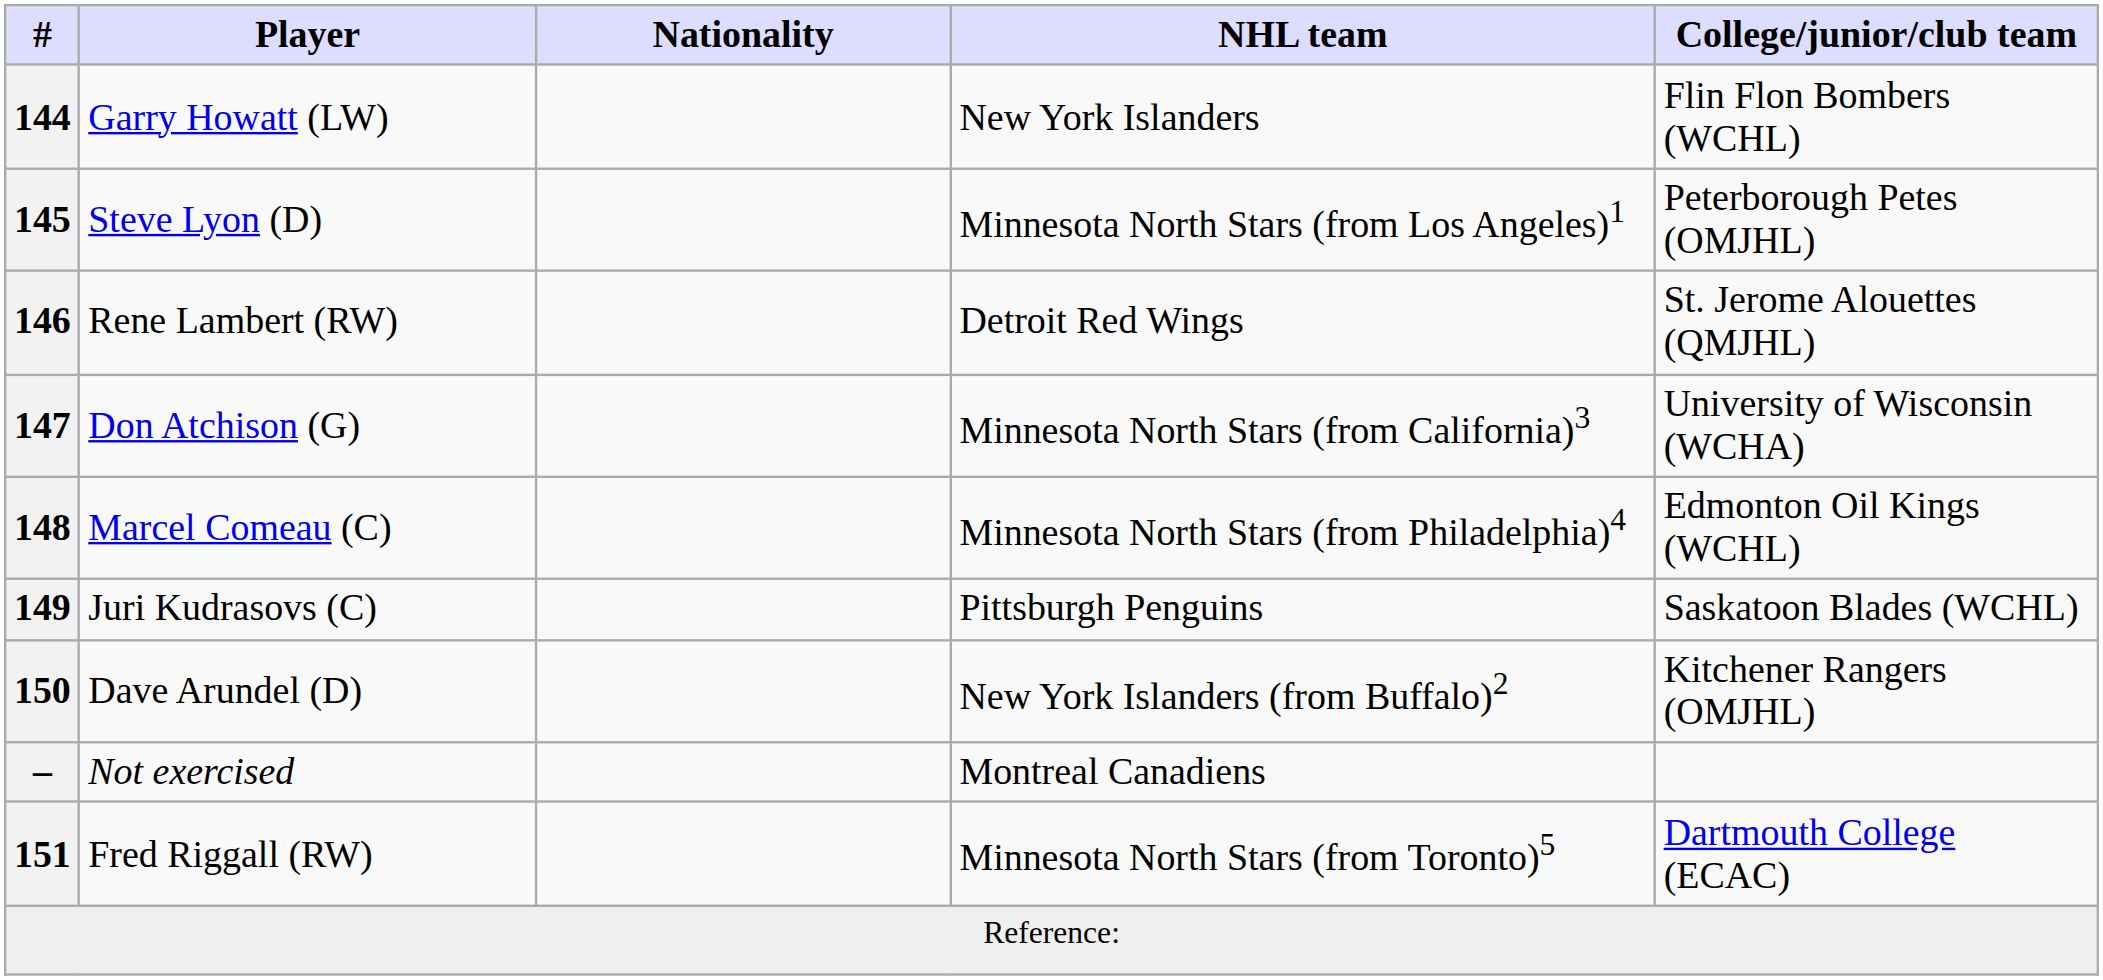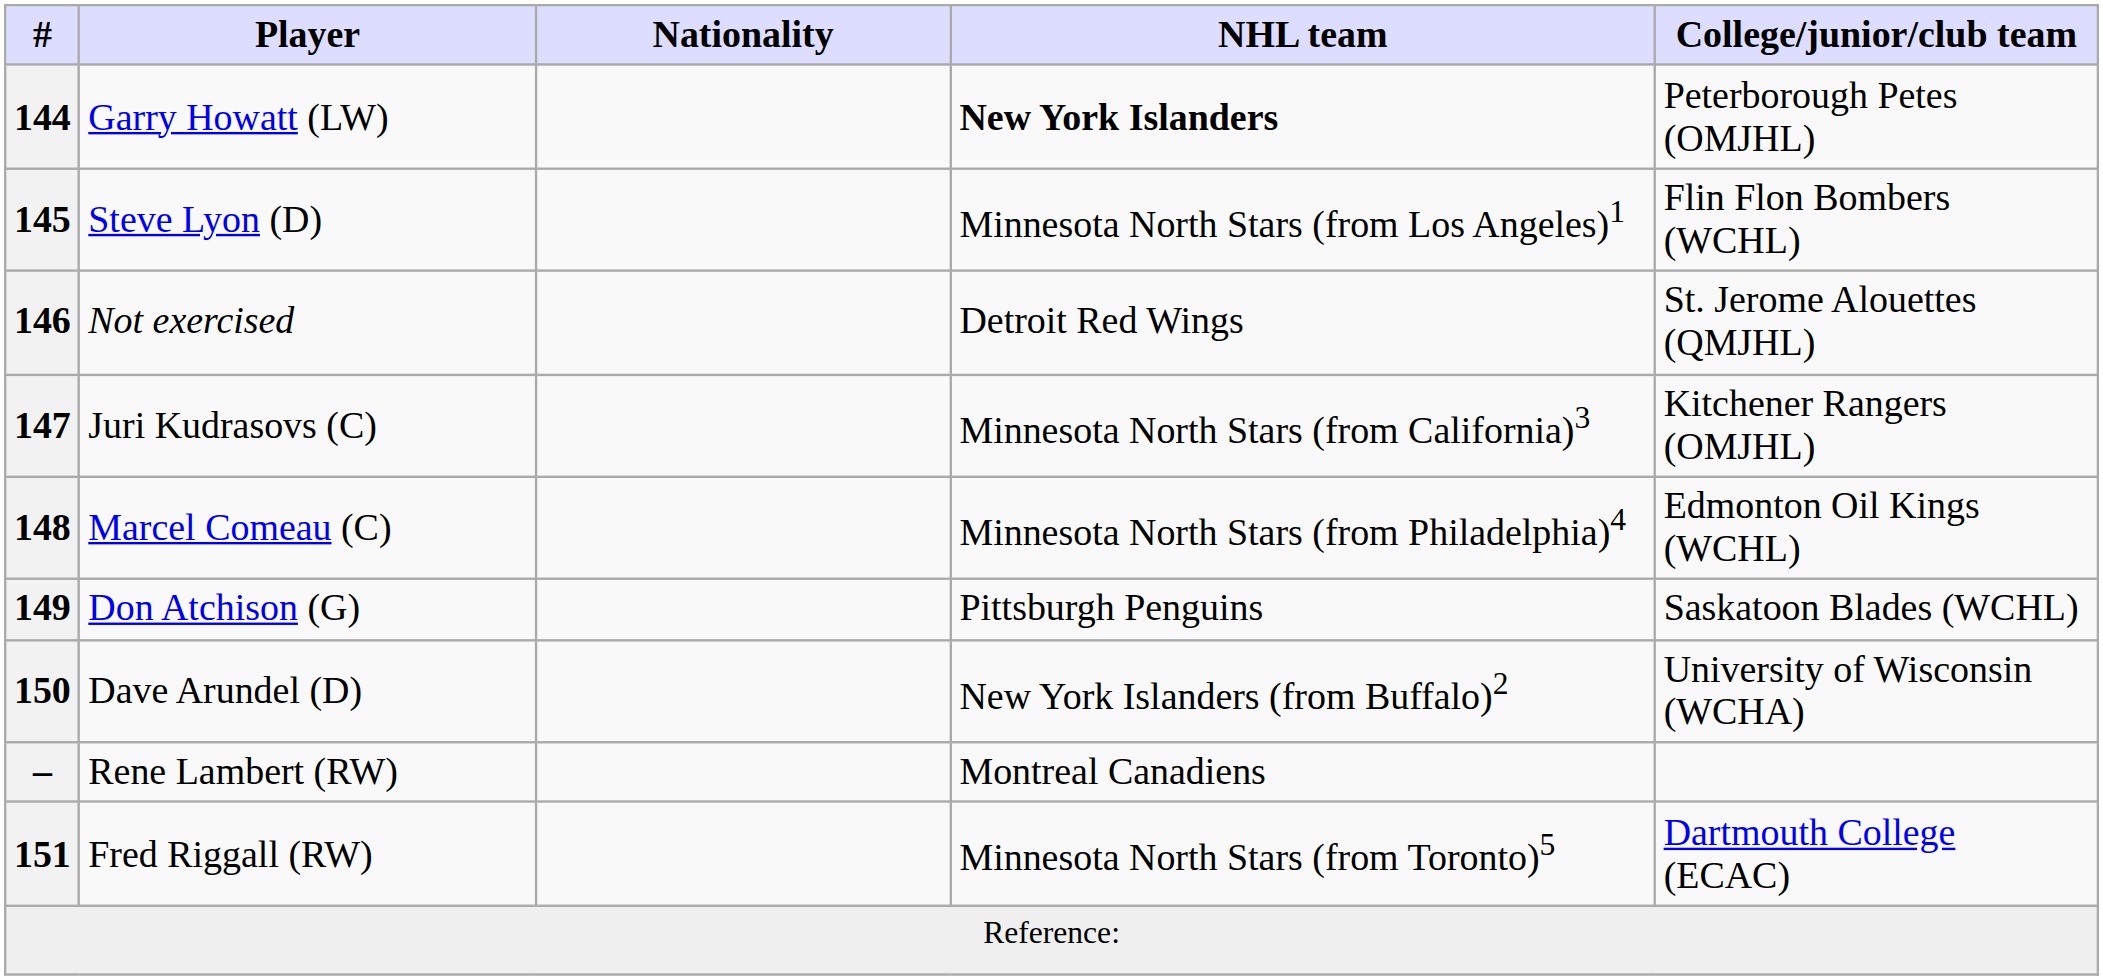(1110, 116) normal -> (1119, 116) bold
(1807, 116) Flin Flon Bombers (WCHL) -> (1811, 116) Peterborough Petes (OMJHL)
(1811, 218) Peterborough Petes (OMJHL) -> (1807, 218) Flin Flon Bombers (WCHL)
(243, 321) Rene Lambert (RW) -> (191, 321) Not exercised
(224, 424) Don Atchison (G) -> (233, 424) Juri Kudrasovs (C)
(1848, 424) University of Wisconsin (WCHA) -> (1805, 424) Kitchener Rangers (OMJHL)
(233, 608) Juri Kudrasovs (C) -> (224, 608) Don Atchison (G)
(1805, 690) Kitchener Rangers (OMJHL) -> (1848, 690) University of Wisconsin (WCHA)
(191, 771) Not exercised -> (243, 771) Rene Lambert (RW)
